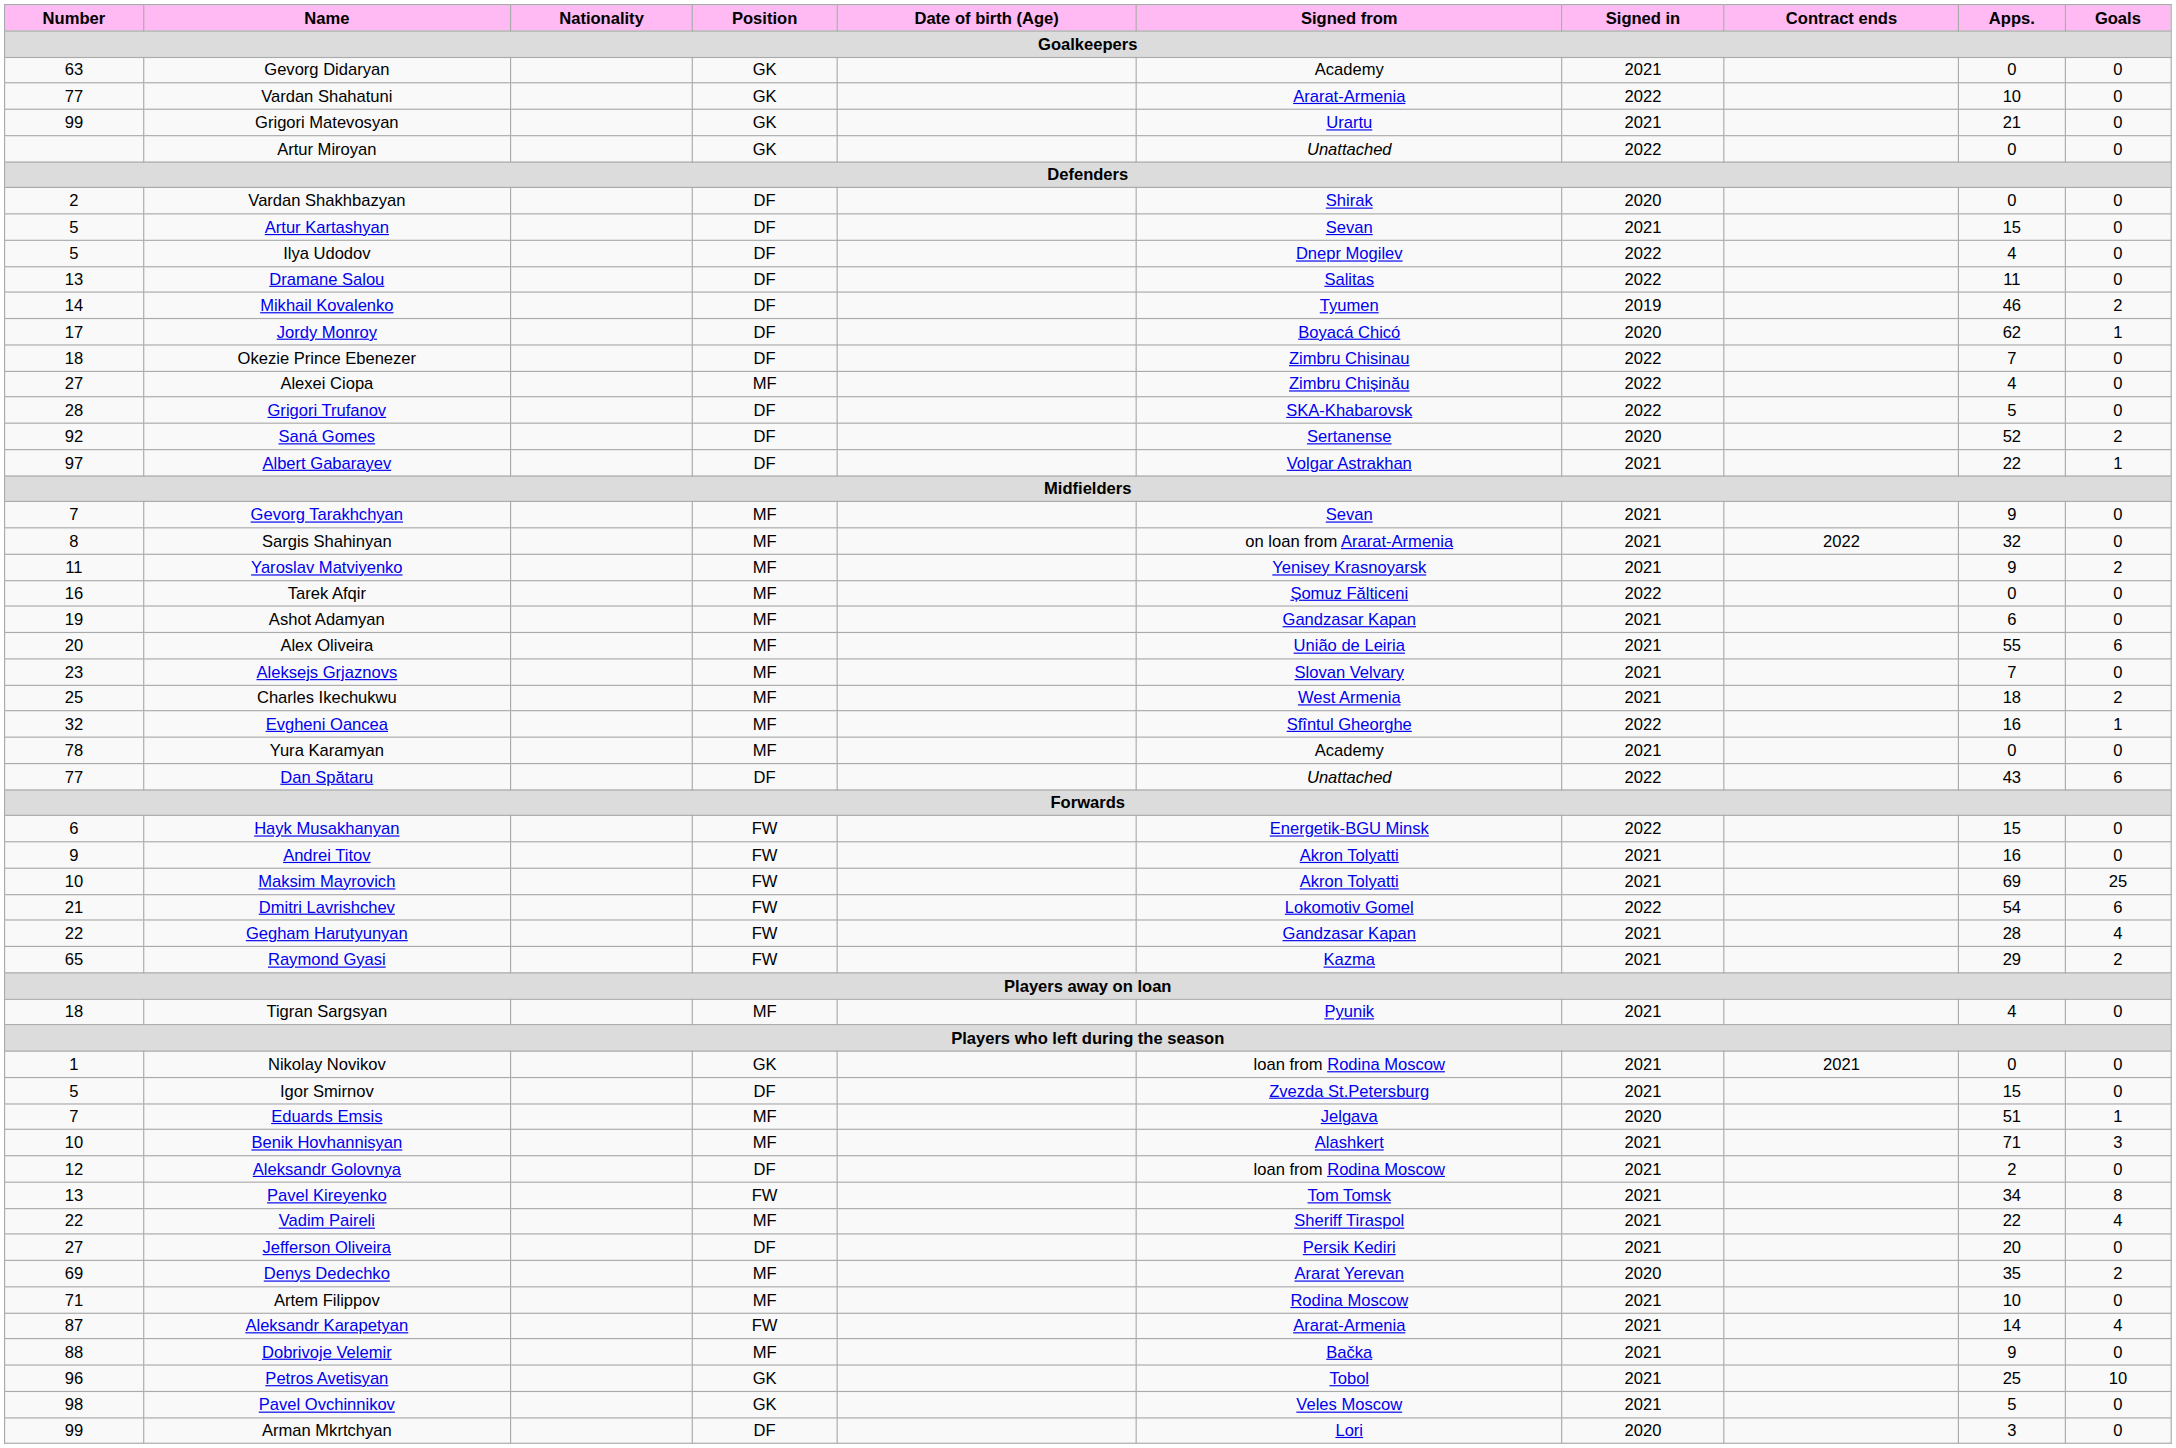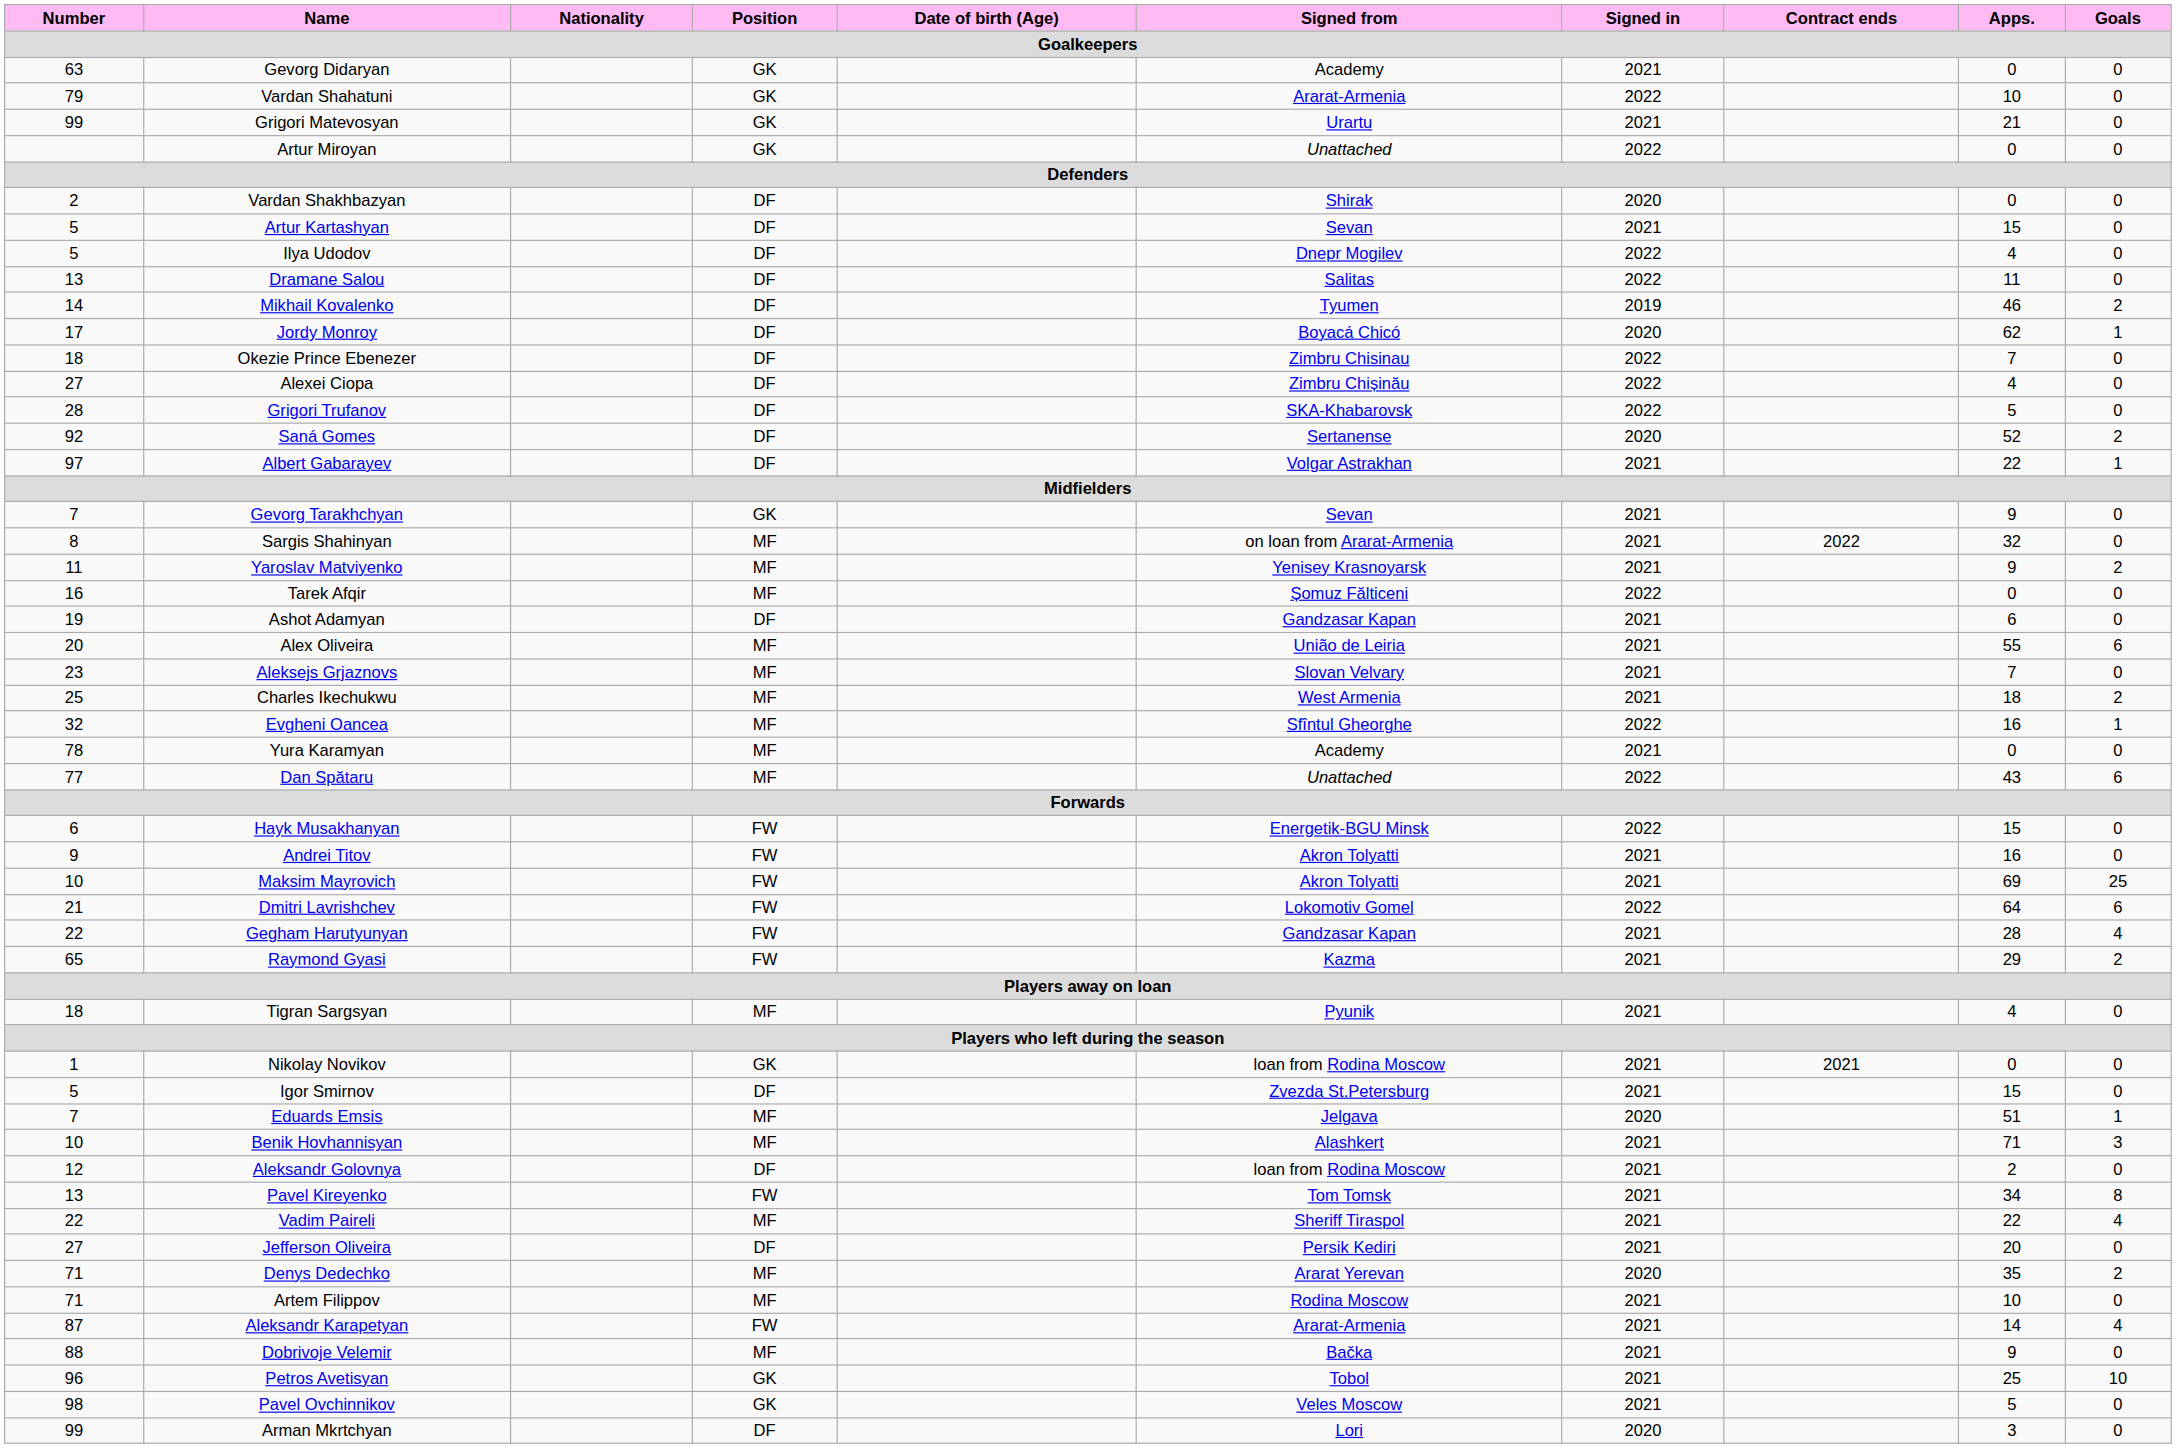(74, 97) 77 -> (74, 97) 79
(765, 384) MF -> (765, 384) DF
(765, 515) MF -> (765, 515) GK
(765, 620) MF -> (765, 620) DF
(765, 777) DF -> (765, 777) MF
(2012, 908) 54 -> (2012, 908) 64
(74, 1274) 69 -> (74, 1274) 71
